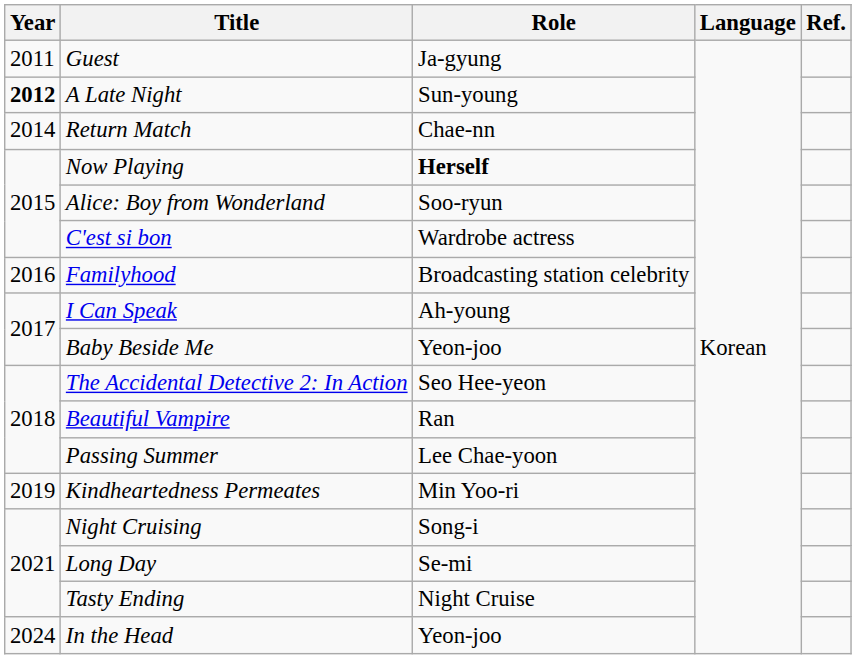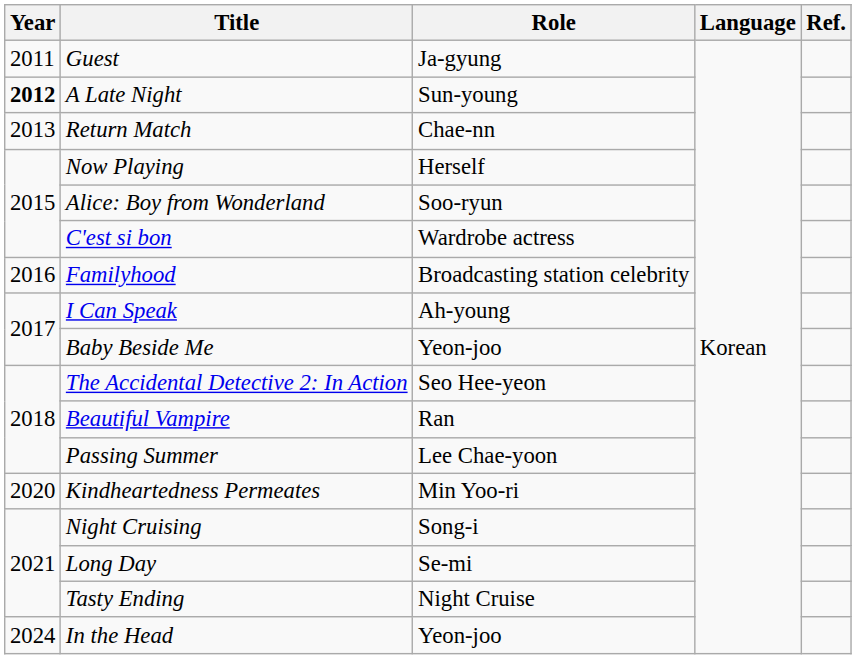(33, 130) 2014 -> (33, 130) 2013
(453, 166) bold -> (451, 166) normal
(33, 490) 2019 -> (33, 490) 2020
